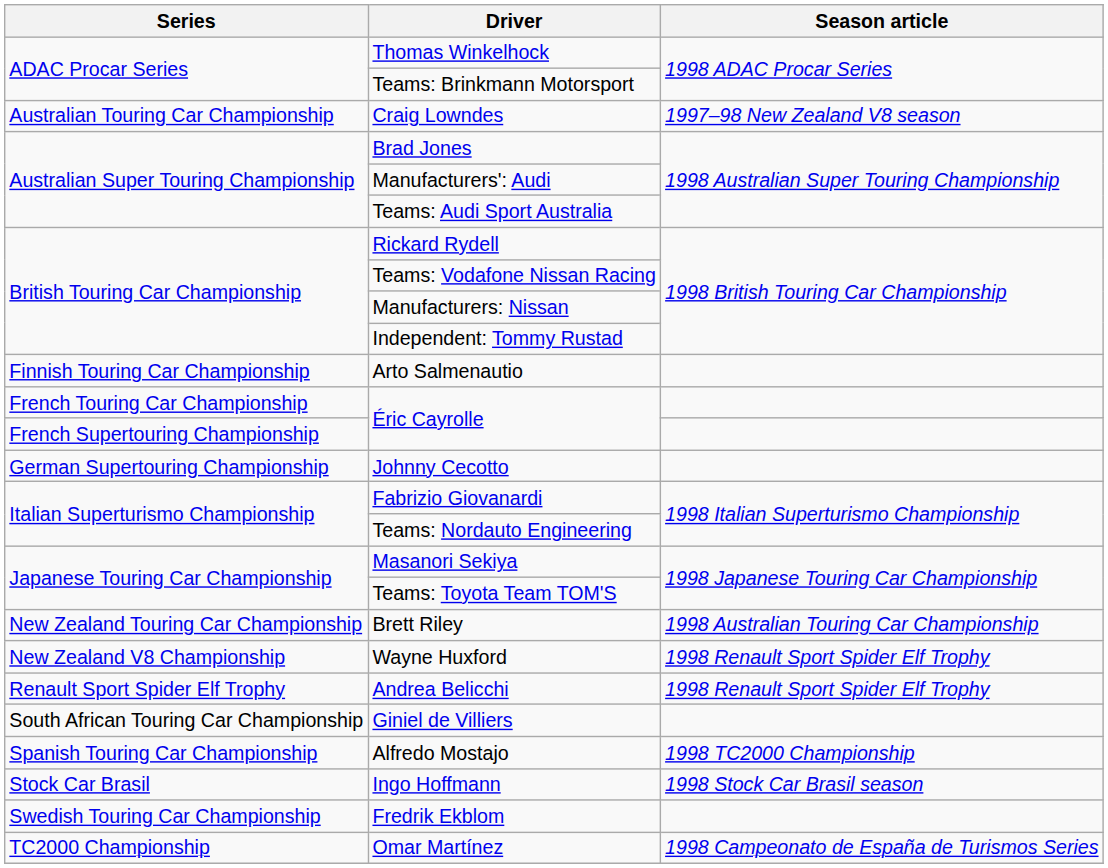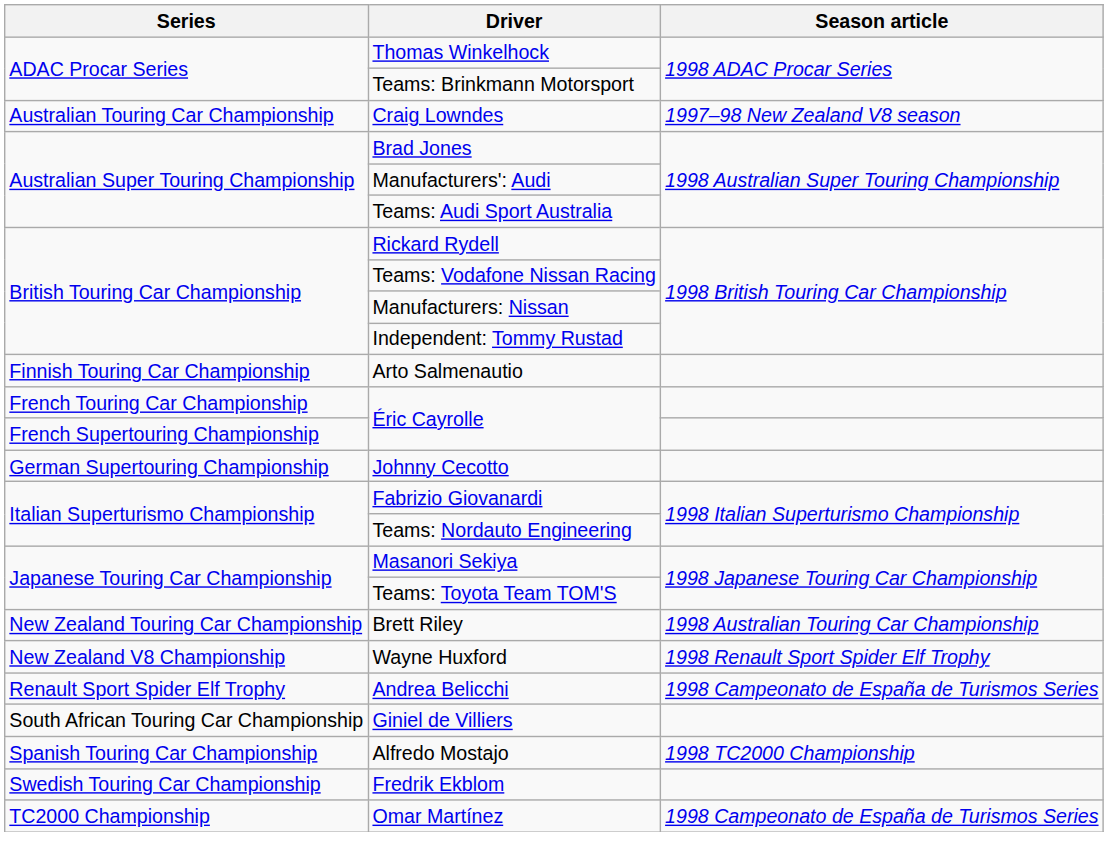(827, 689) 1998 Renault Sport Spider Elf Trophy -> (882, 689) 1998 Campeonato de España de Turismos Series
- row: (80, 784)
